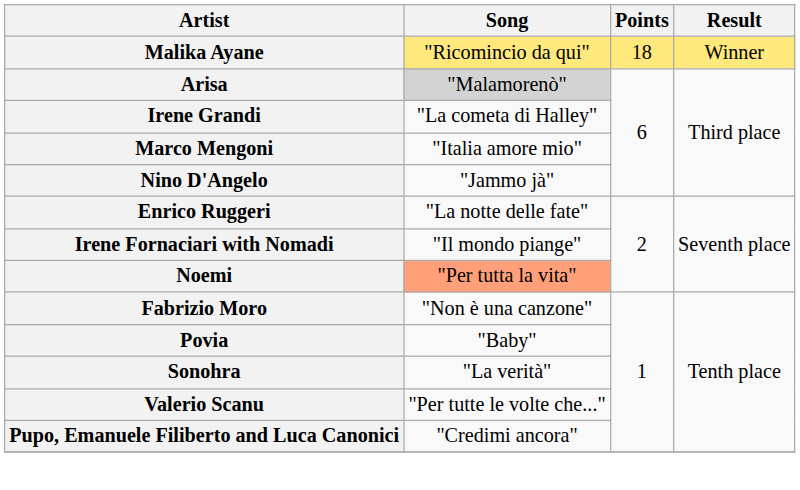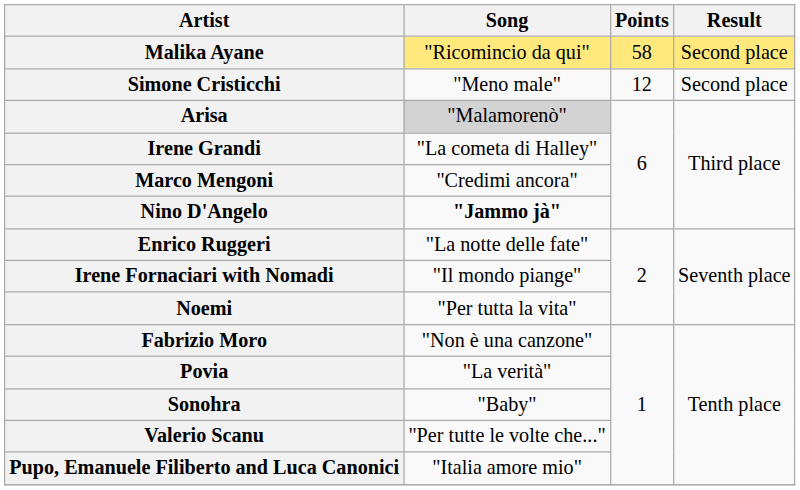(642, 52) 18 -> (642, 52) 58
(734, 52) Winner -> (734, 52) Second place
+ row: (204, 84)
(507, 148) "Italia amore mio" -> (507, 180) "Credimi ancora"
(507, 180) normal -> (507, 212) bold
(507, 276) lightsalmon background -> (507, 308) no background
(507, 340) "Baby" -> (507, 372) "La verità"
(507, 372) "La verità" -> (507, 404) "Baby"
(507, 436) "Credimi ancora" -> (507, 468) "Italia amore mio"
